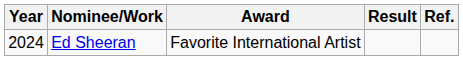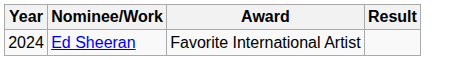- column: (439, 17)
